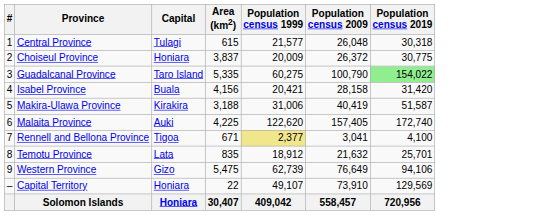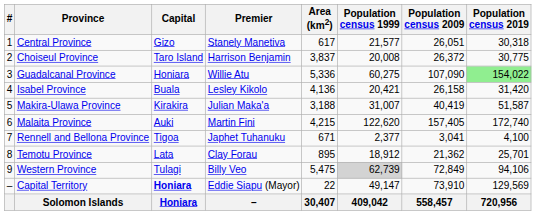+ column: (254, 19)
(167, 42) Tulagi -> (164, 42) Gizo
(230, 42) 615 -> (327, 42) 617
(352, 42) 26,048 -> (449, 42) 26,051
(171, 58) Honiara -> (178, 58) Taro Island
(288, 58) 20,009 -> (384, 58) 20,008
(178, 74) Taro Island -> (171, 74) Honiara
(226, 74) 5,335 -> (322, 74) 5,336
(350, 74) 100,790 -> (446, 74) 107,090
(226, 90) 4,156 -> (322, 90) 4,136
(352, 90) 28,158 -> (449, 90) 26,158
(288, 106) 31,006 -> (384, 106) 31,007
(226, 122) 4,225 -> (322, 122) 4,215
(291, 138) khaki background -> (387, 138) no background
(230, 154) 835 -> (327, 154) 895
(352, 154) 21,632 -> (449, 154) 21,362
(164, 170) Gizo -> (167, 170) Tulagi
(288, 170) no background -> (384, 170) lightgrey background
(352, 170) 76,649 -> (449, 170) 72,849
(171, 186) normal -> (173, 186) bold
(288, 186) 49,107 -> (384, 186) 49,147
